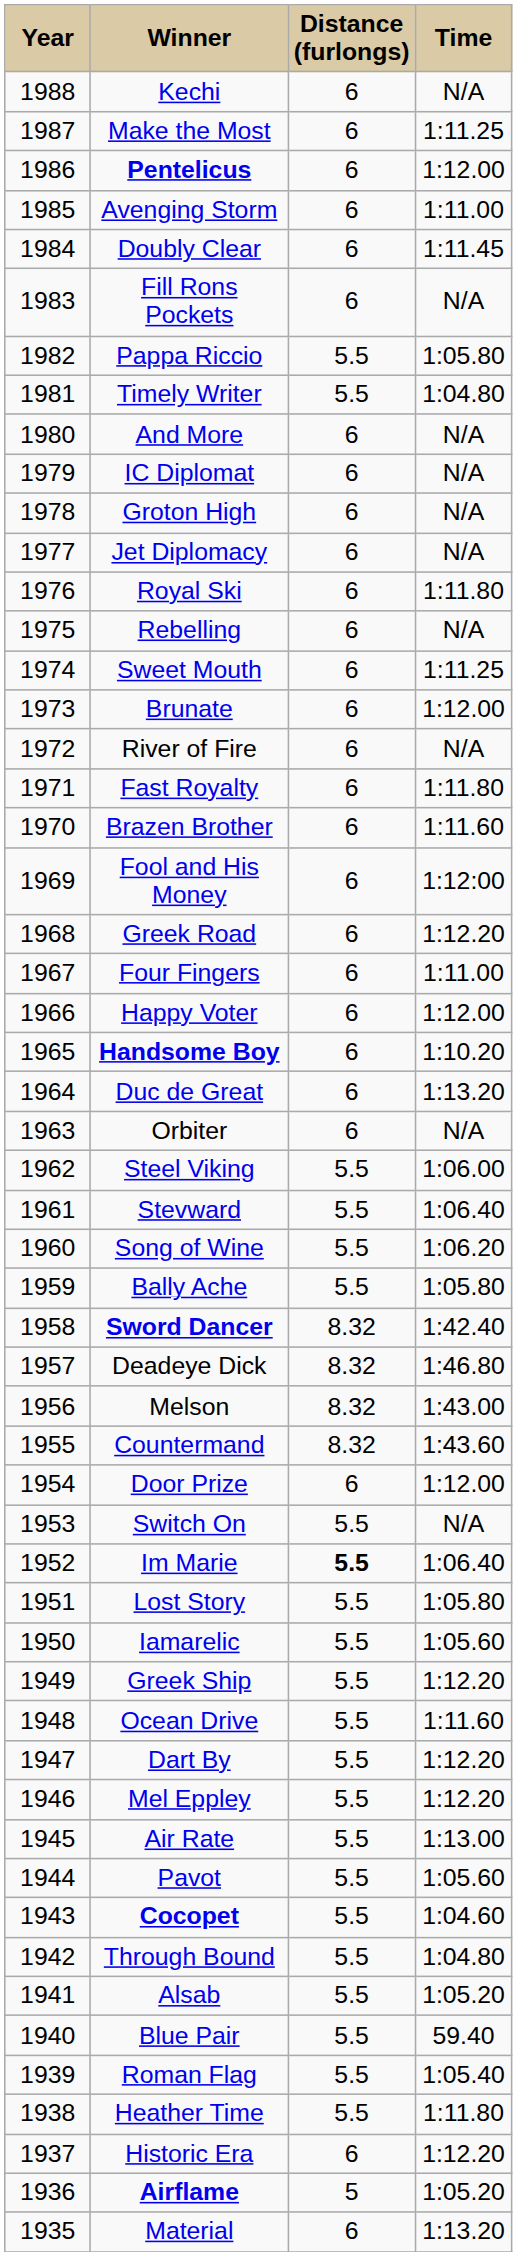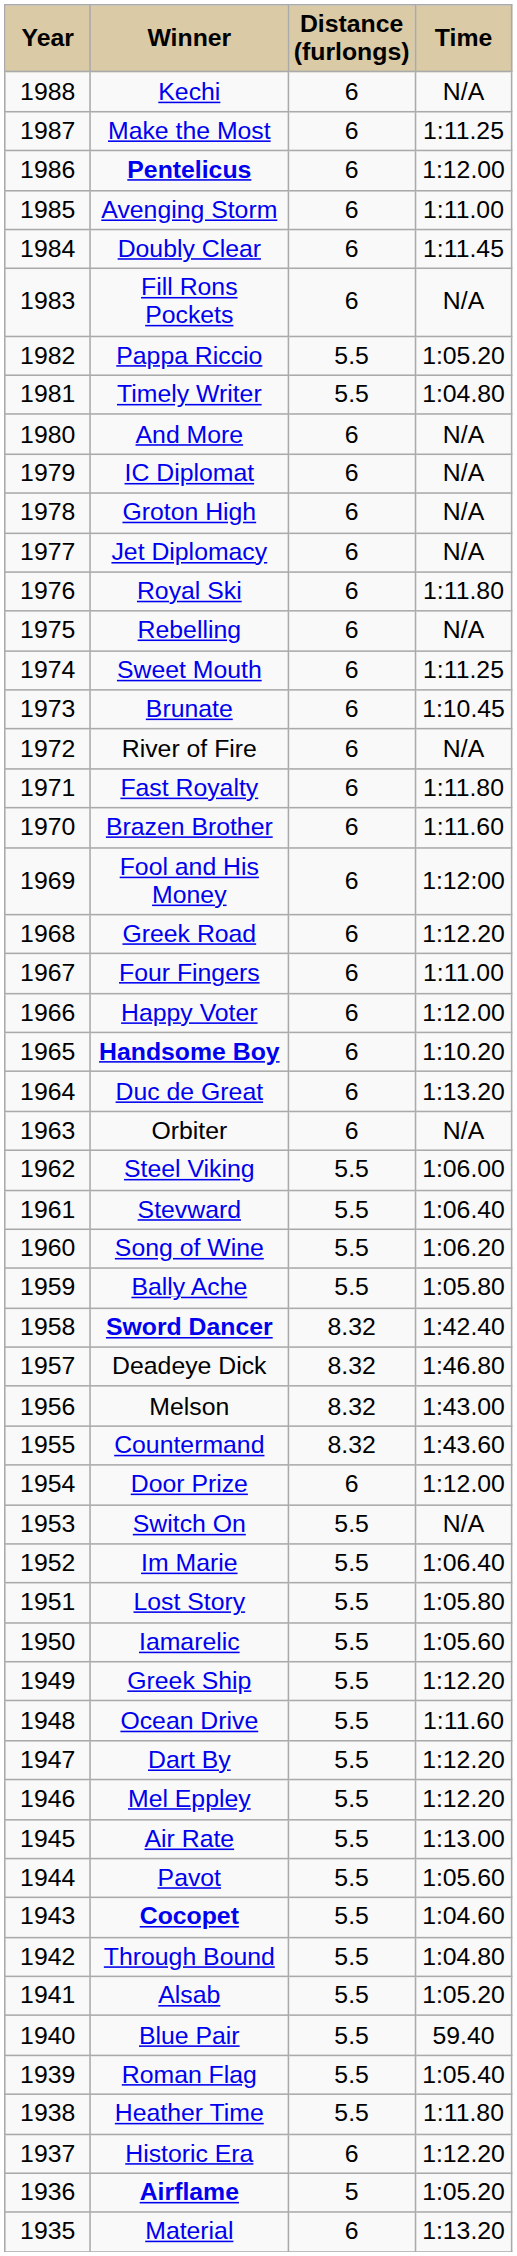(464, 355) 1:05.80 -> (464, 355) 1:05.20
(464, 709) 1:12.00 -> (464, 709) 1:10.45
(352, 1563) bold -> (352, 1563) normal
